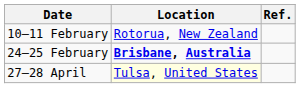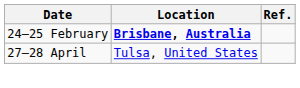- row: (58, 34)
(186, 73) lightyellow background -> (186, 53) no background
